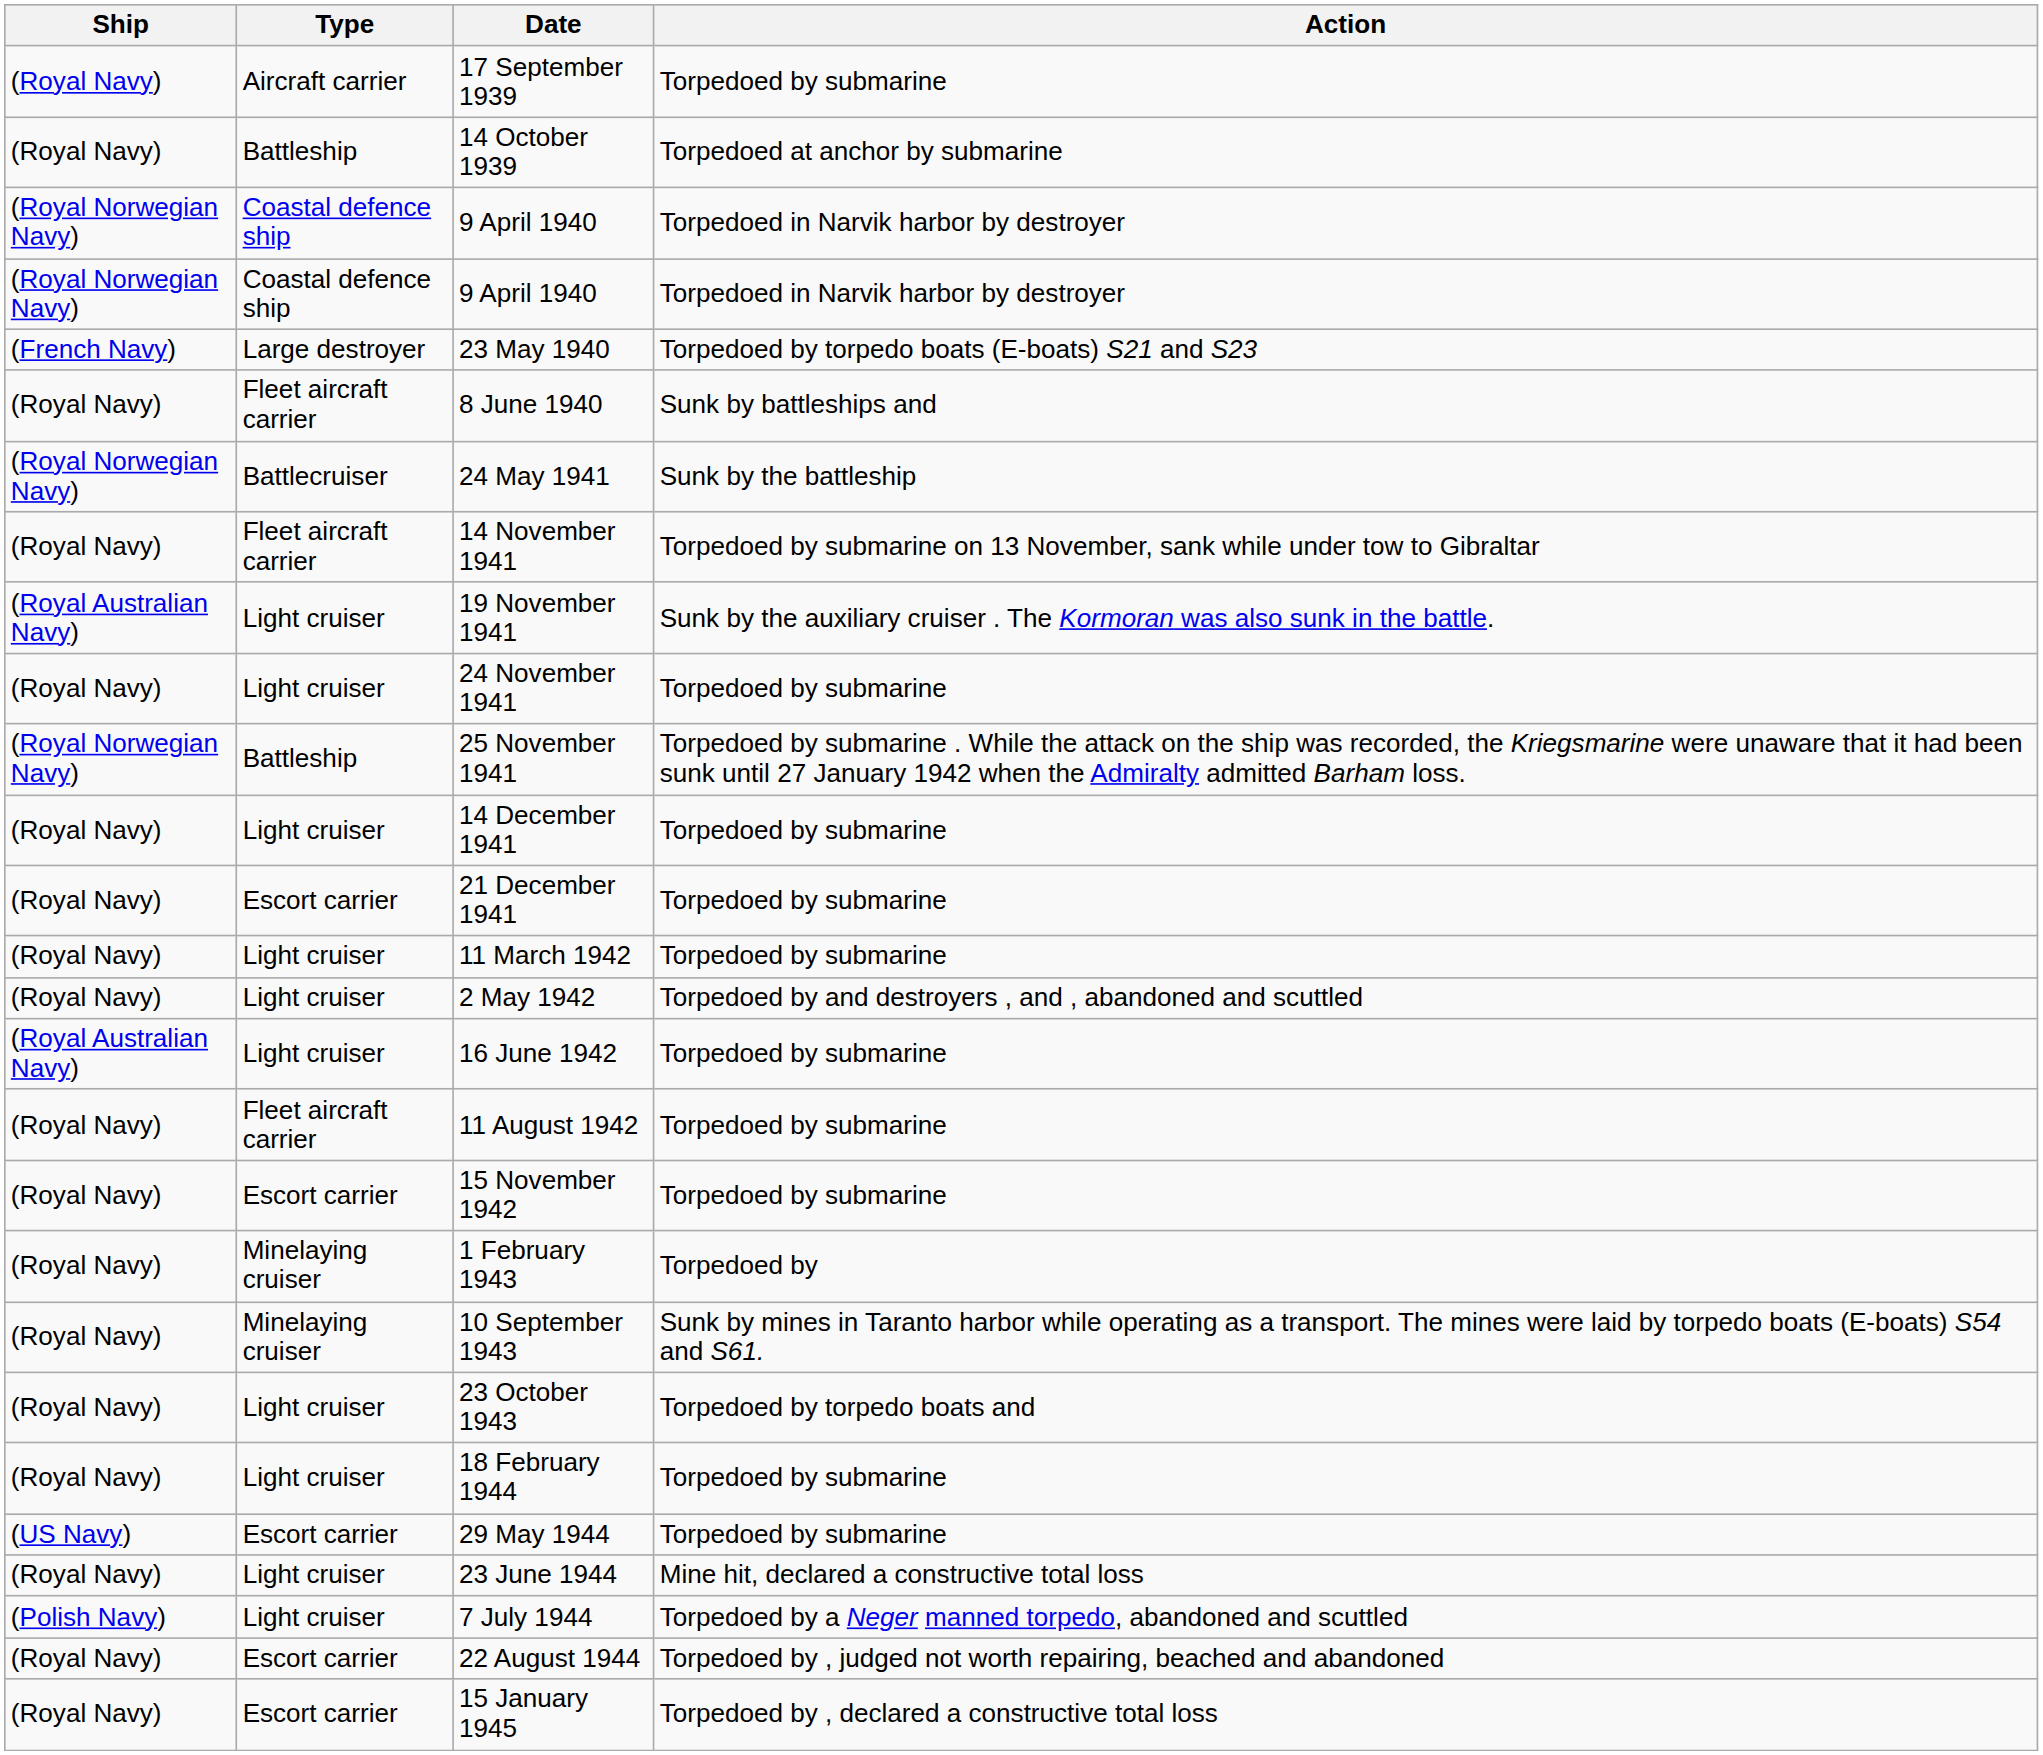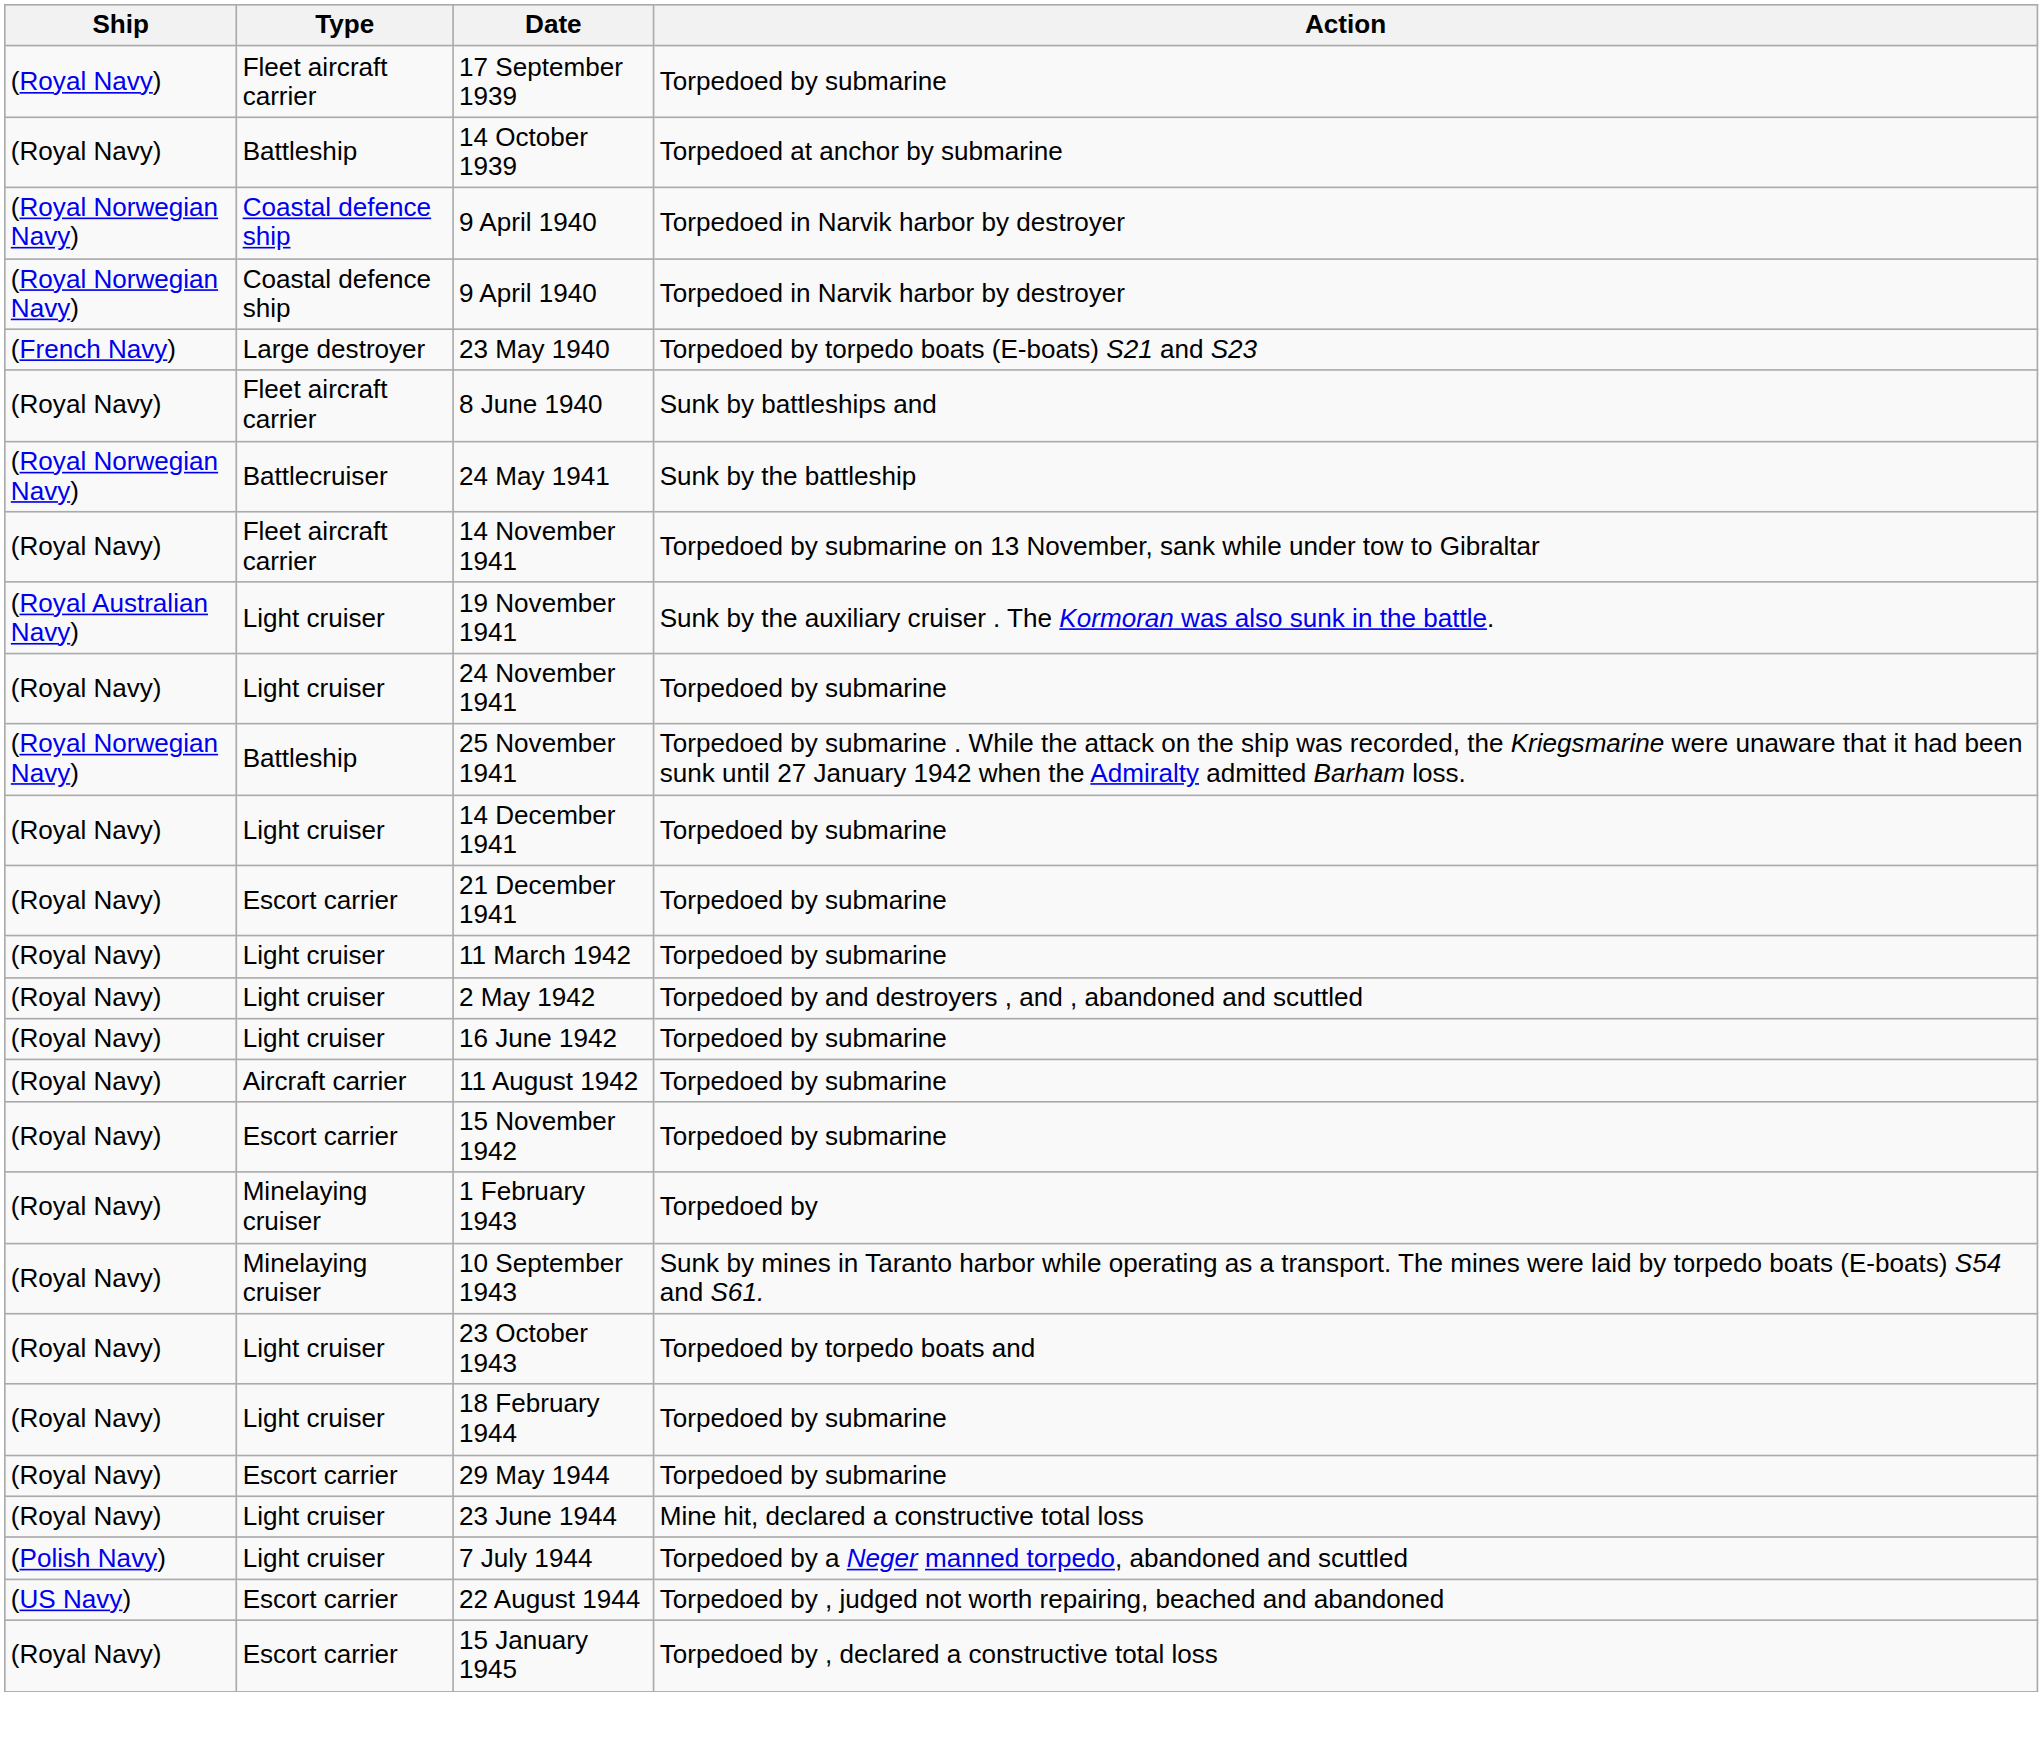(325, 81) Aircraft carrier -> (315, 81) Fleet aircraft carrier
(109, 1053) (Royal Australian Navy) -> (86, 1039) (Royal Navy)
(315, 1124) Fleet aircraft carrier -> (325, 1080) Aircraft carrier
(71, 1533) (US Navy) -> (86, 1475) (Royal Navy)
(86, 1658) (Royal Navy) -> (71, 1599) (US Navy)
